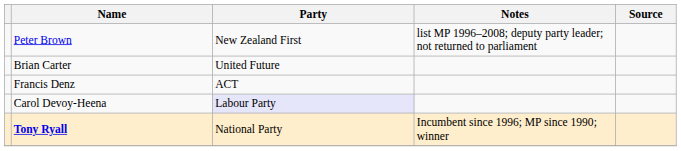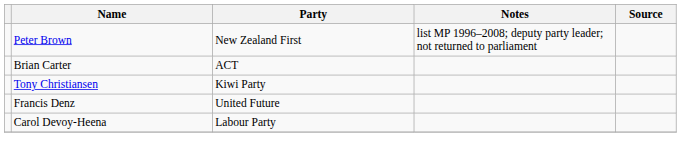(248, 65) United Future -> (227, 65) ACT
+ row: (56, 85)
(227, 85) ACT -> (248, 104) United Future
(246, 104) lavender background -> (246, 123) no background
- row: (40, 129)
